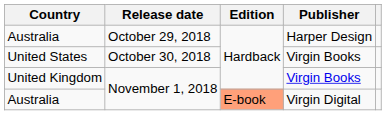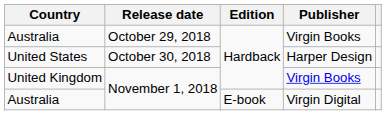(329, 36) Harper Design -> (324, 36) Virgin Books
(324, 57) Virgin Books -> (329, 57) Harper Design
(245, 99) lightsalmon background -> (245, 99) no background
